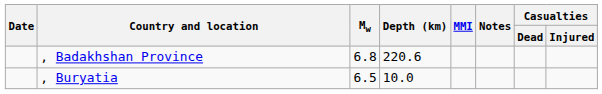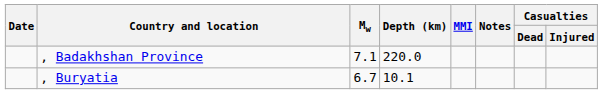(365, 57) 6.8 -> (365, 57) 7.1
(402, 57) 220.6 -> (402, 57) 220.0
(365, 78) 6.5 -> (365, 78) 6.7
(398, 78) 10.0 -> (398, 78) 10.1
